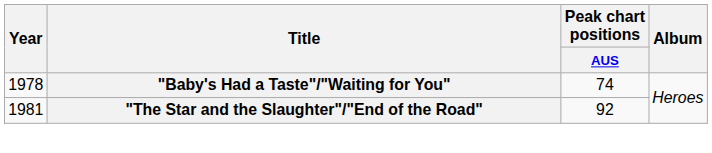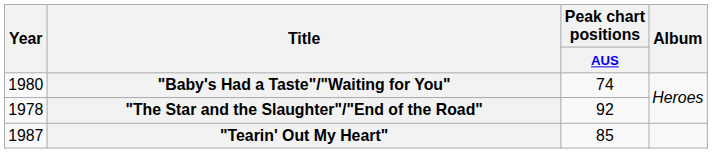(26, 85) 1978 -> (26, 85) 1980
(26, 110) 1981 -> (26, 110) 1978
+ row: (304, 135)
